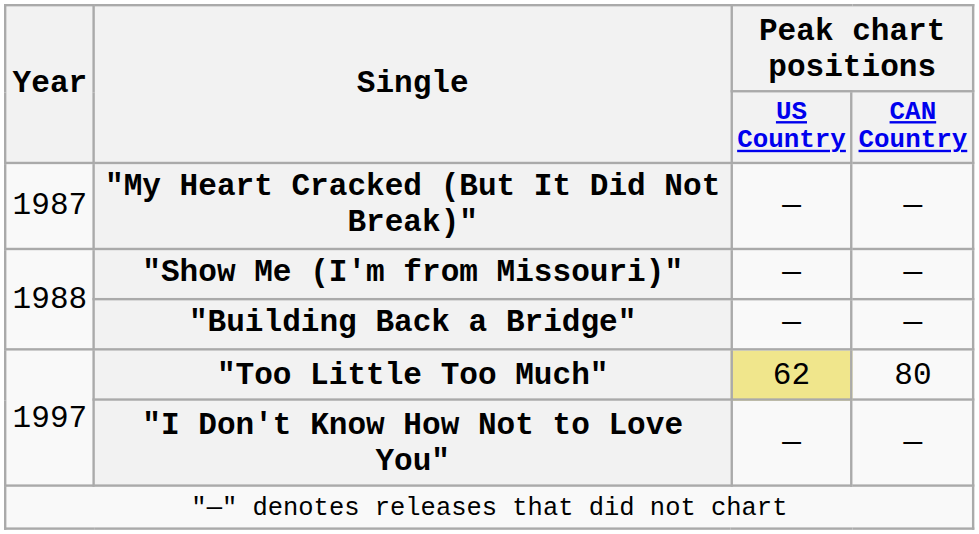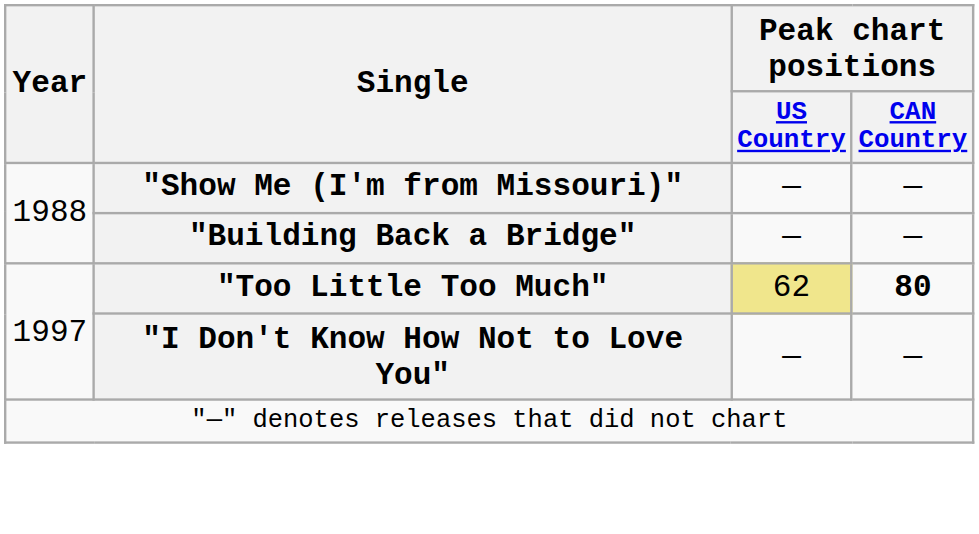- row: (413, 205)
(913, 375) normal -> (913, 288) bold
